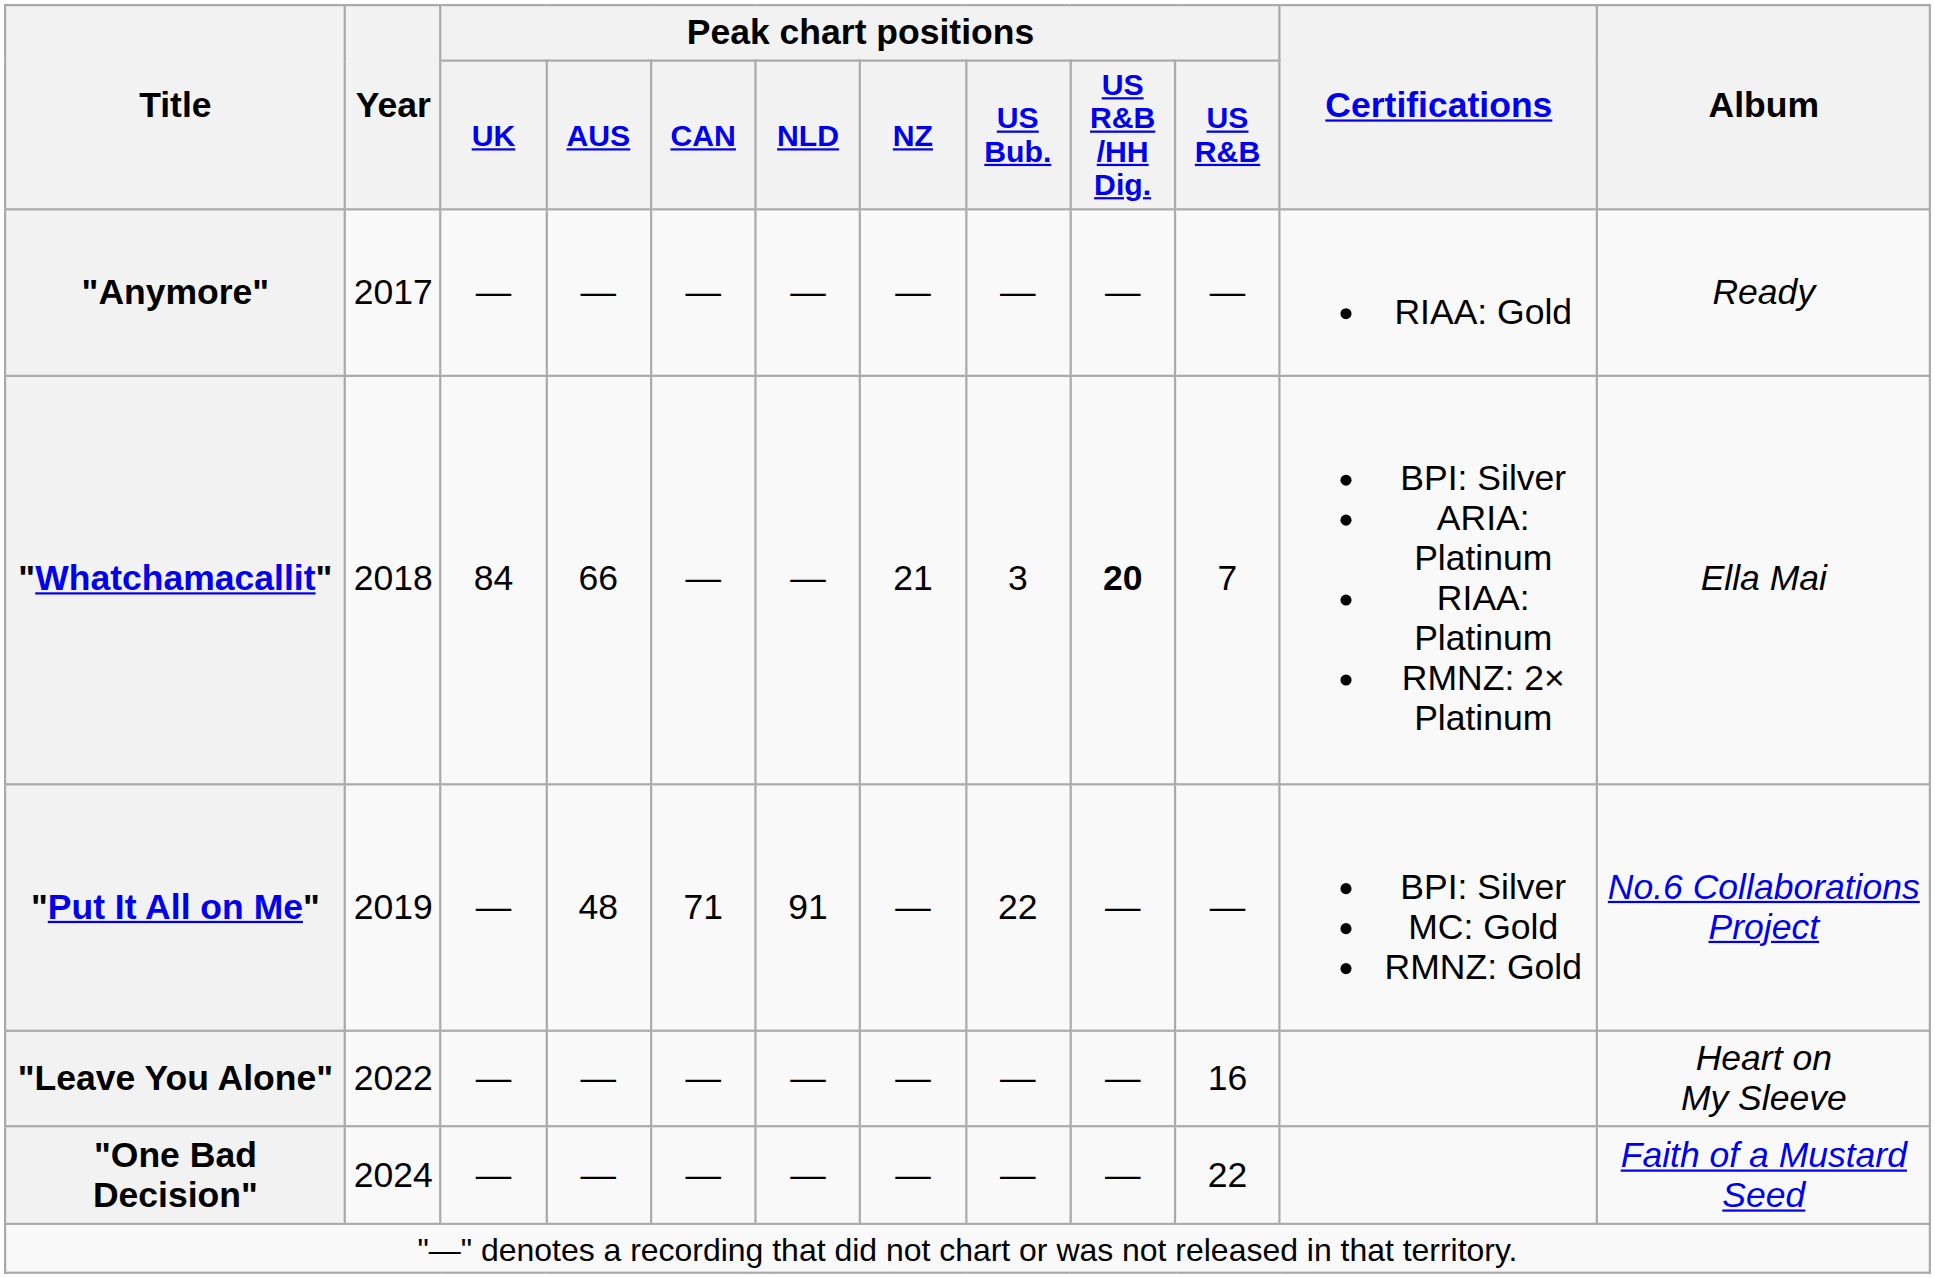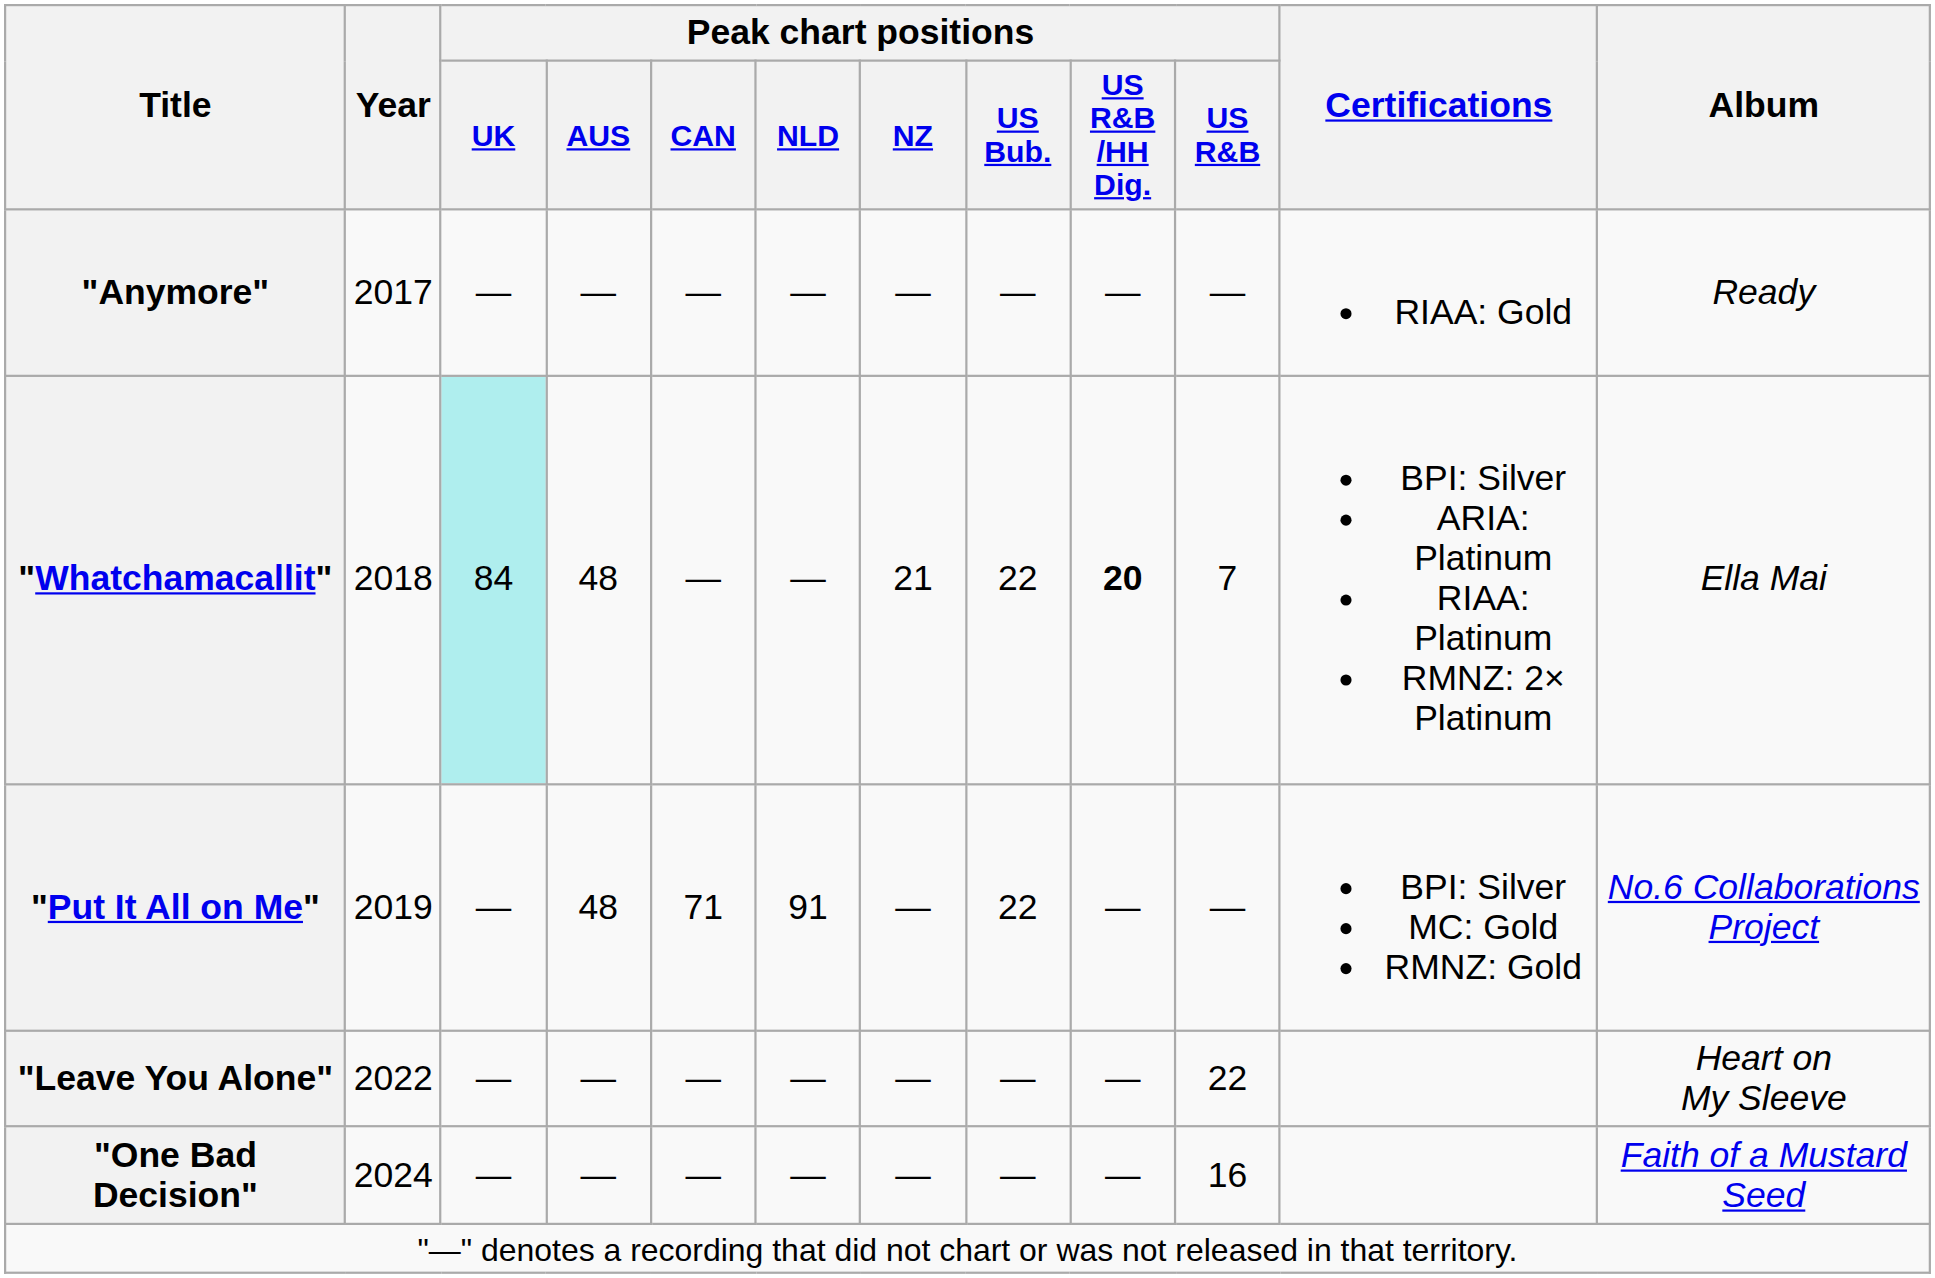(493, 579) no background -> (493, 579) paleturquoise background
(598, 579) 66 -> (598, 579) 48
(1018, 579) 3 -> (1018, 579) 22
(1228, 1078) 16 -> (1228, 1078) 22
(1228, 1174) 22 -> (1228, 1174) 16
